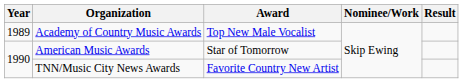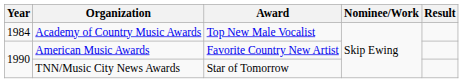(19, 31) 1989 -> (19, 31) 1984
(248, 50) Star of Tomorrow -> (273, 50) Favorite Country New Artist
(273, 68) Favorite Country New Artist -> (248, 68) Star of Tomorrow
